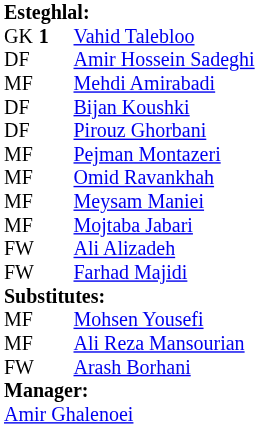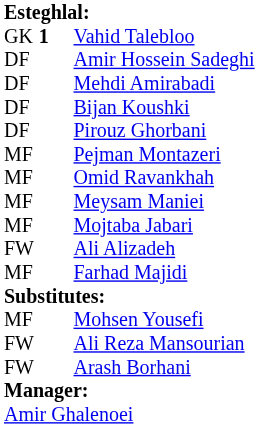(18, 83) MF -> (17, 83) DF
(19, 272) FW -> (18, 272) MF
(18, 343) MF -> (19, 343) FW
